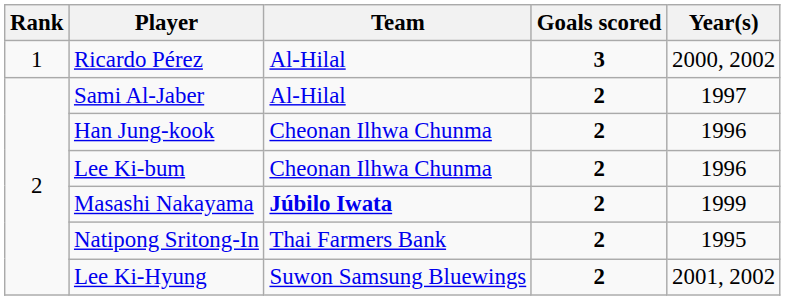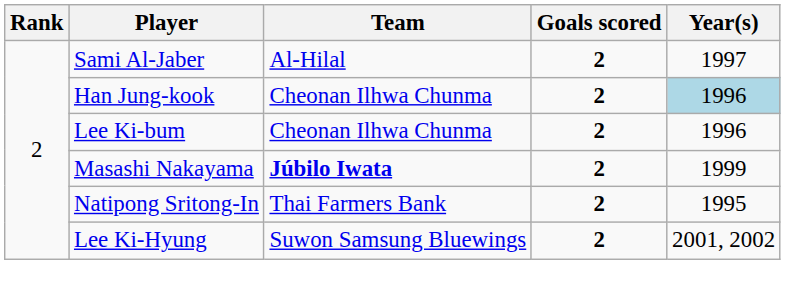- row: (138, 58)
(724, 131) no background -> (724, 95) lightblue background
